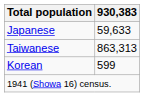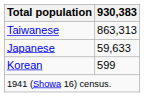rows swapped: (31, 30) <-> (33, 48)
